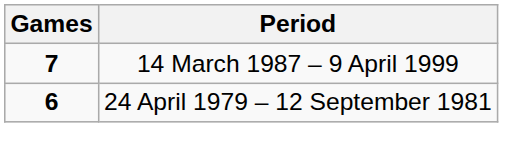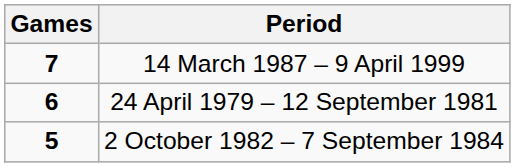+ row: (304, 141)
